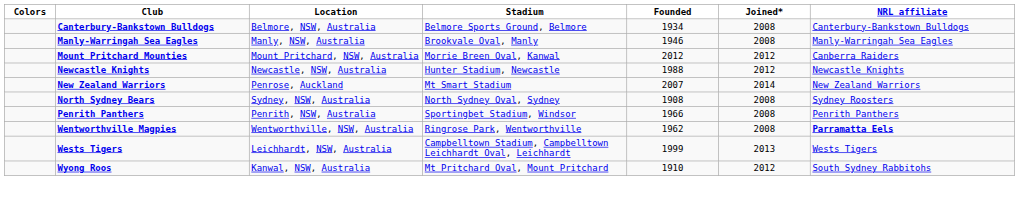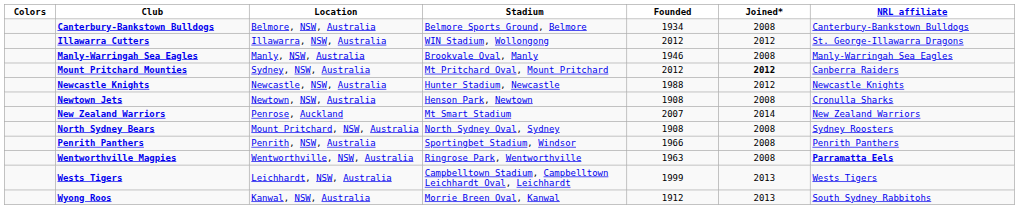+ row: (103, 41)
(335, 56) Mount Pritchard, NSW, Australia -> (311, 70) Sydney, NSW, Australia
(492, 56) Morrie Breen Oval, Kanwal -> (517, 70) Mt Pritchard Oval, Mount Pritchard
(764, 56) normal -> (764, 70) bold
+ row: (90, 99)
(311, 99) Sydney, NSW, Australia -> (335, 129) Mount Pritchard, NSW, Australia
(673, 129) 1962 -> (673, 158) 1963
(517, 168) Mt Pritchard Oval, Mount Pritchard -> (492, 197) Morrie Breen Oval, Kanwal
(673, 168) 1910 -> (673, 197) 1912
(764, 168) 2012 -> (764, 197) 2013
